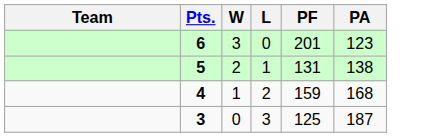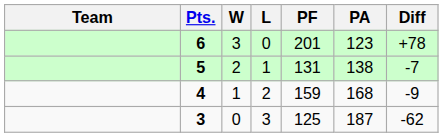+ column: (412, 18)
